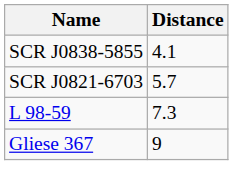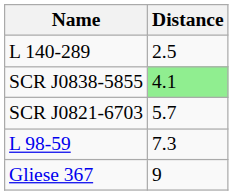+ row: (50, 50)
(164, 50) no background -> (164, 81) lightgreen background
